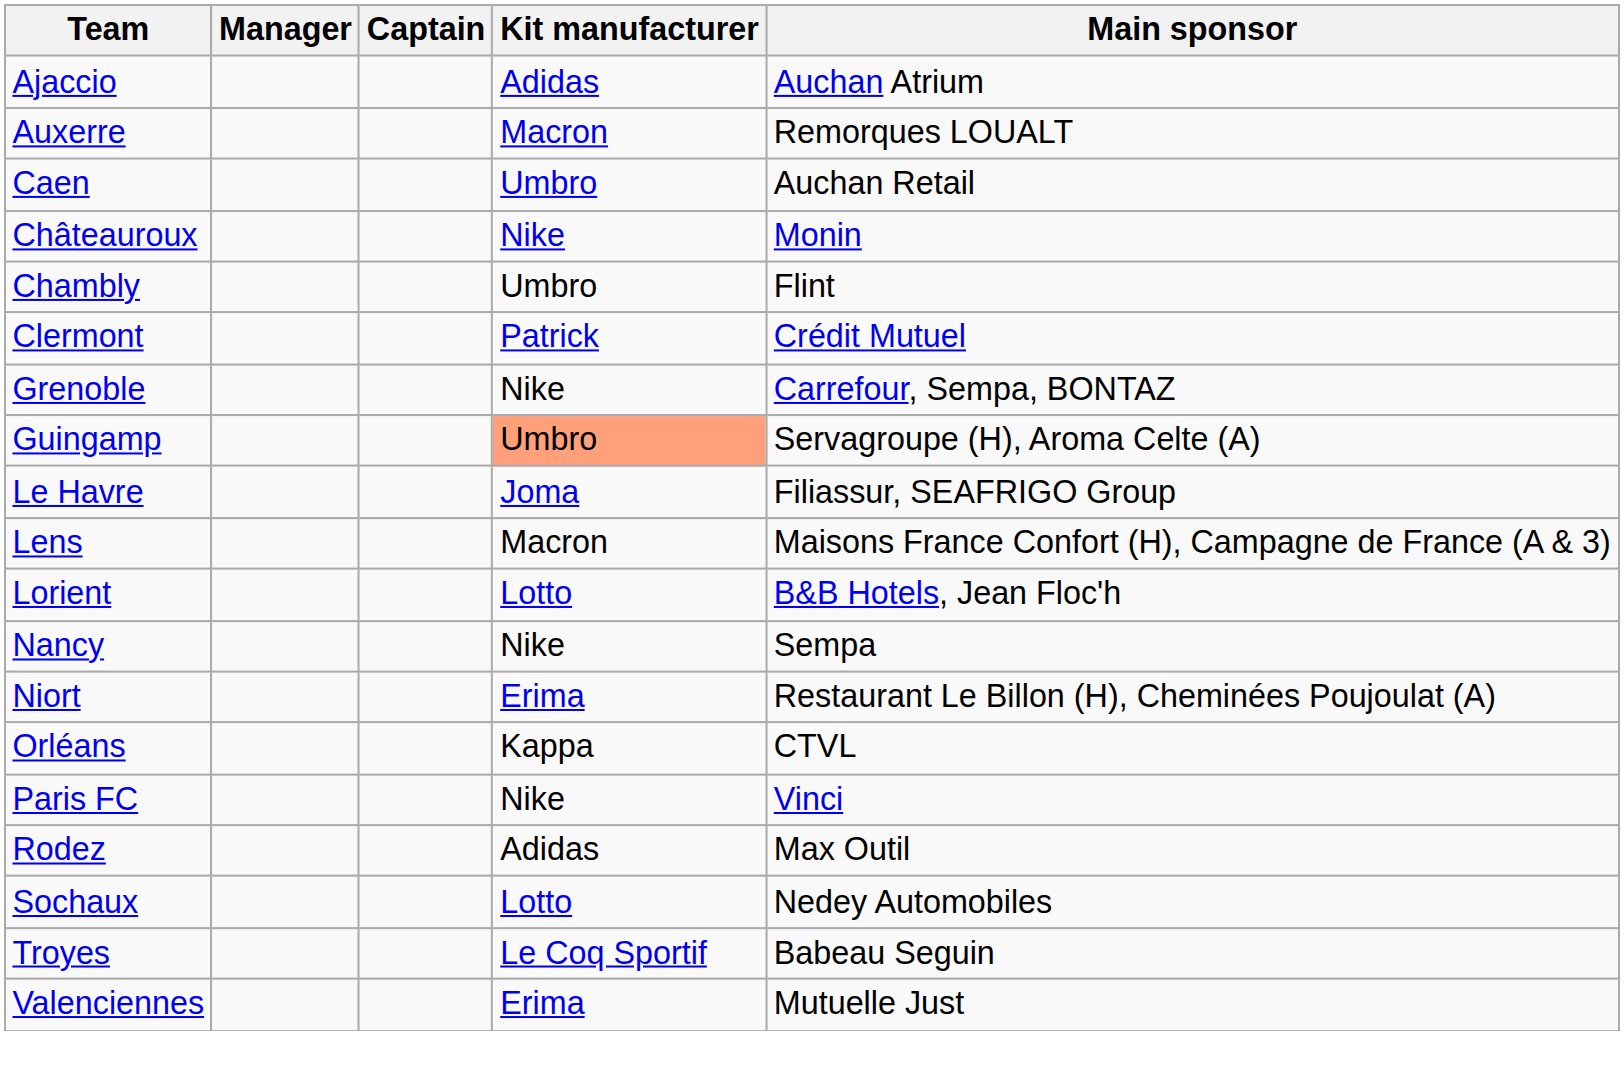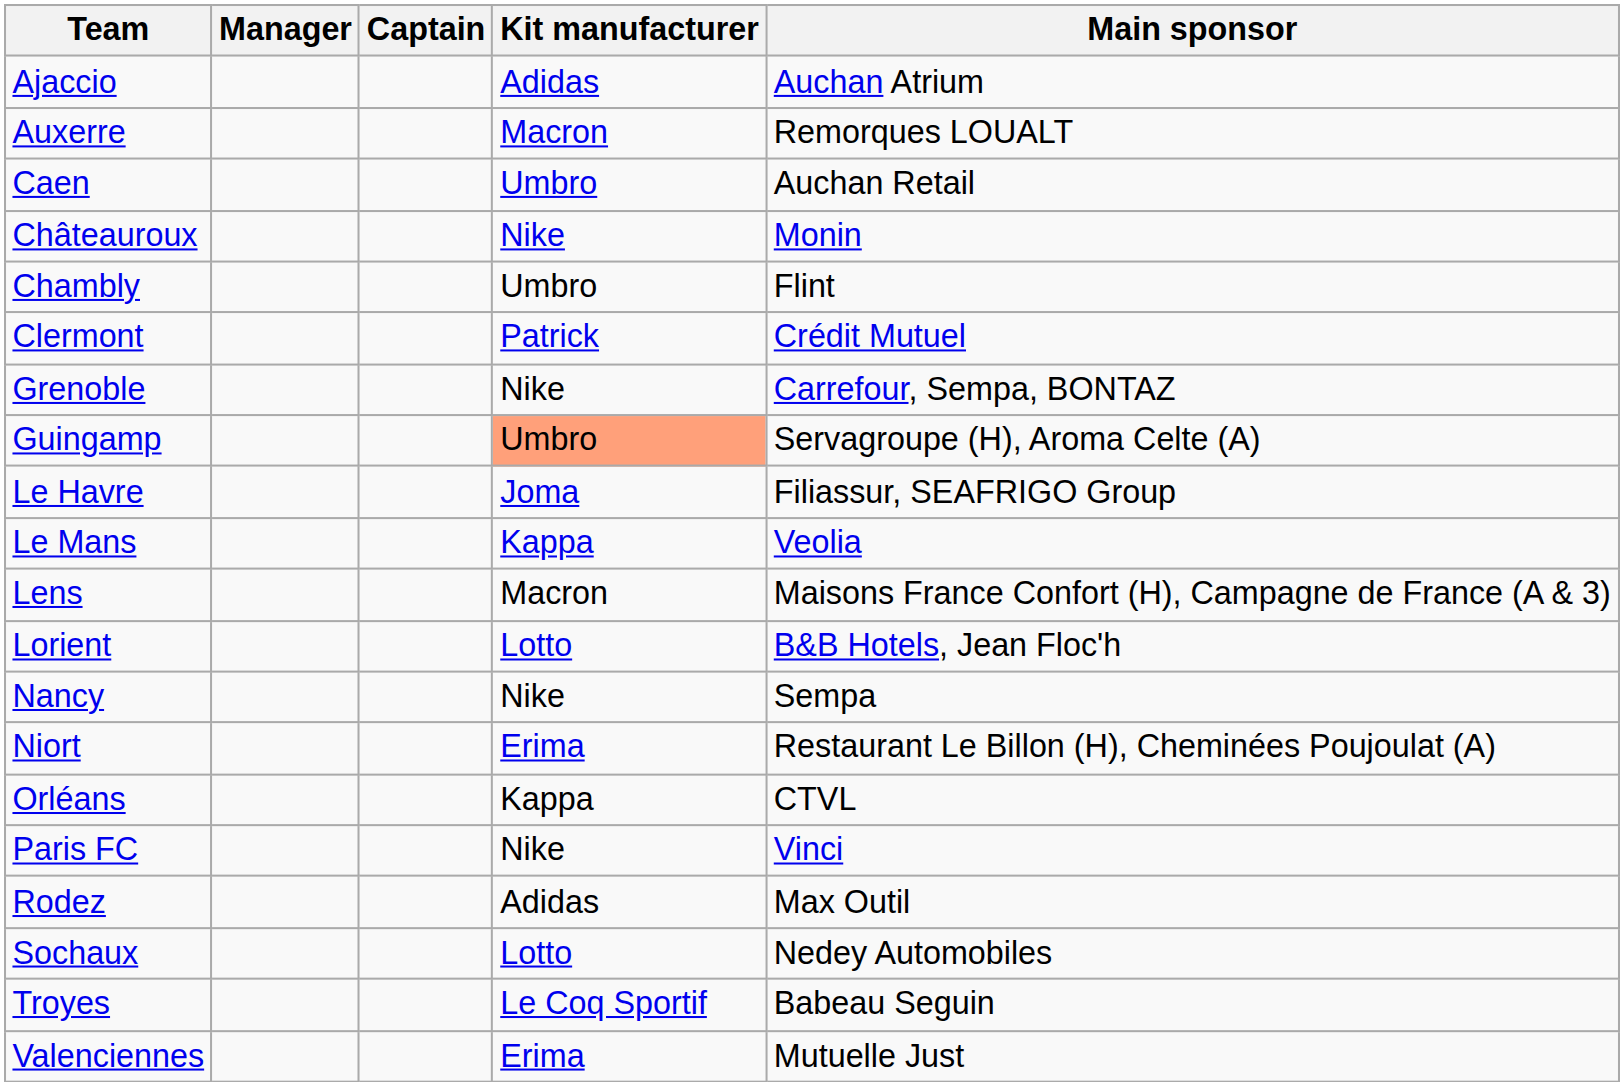+ row: (74, 542)
